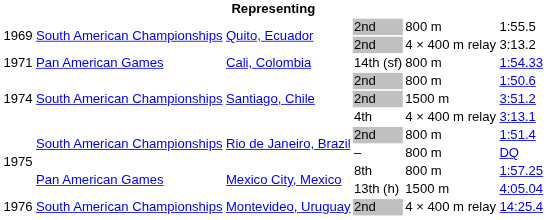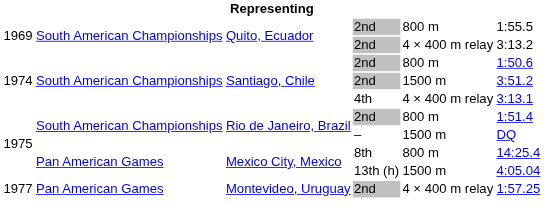- row: (269, 63)
(424, 153) 800 m -> (424, 135) 1500 m
(521, 171) 1:57.25 -> (518, 153) 14:25.4
(18, 207) 1976 -> (18, 189) 1977
(129, 207) South American Championships -> (100, 189) Pan American Games
(521, 207) 14:25.4 -> (518, 189) 1:57.25
